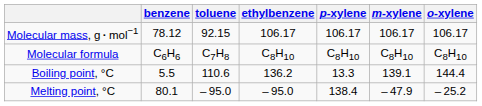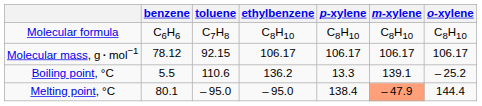rows swapped: (73, 54) <-> (73, 33)
(450, 73) 144.4 -> (450, 73) – 25.2
(397, 92) no background -> (397, 92) lightsalmon background
(450, 92) – 25.2 -> (450, 92) 144.4
